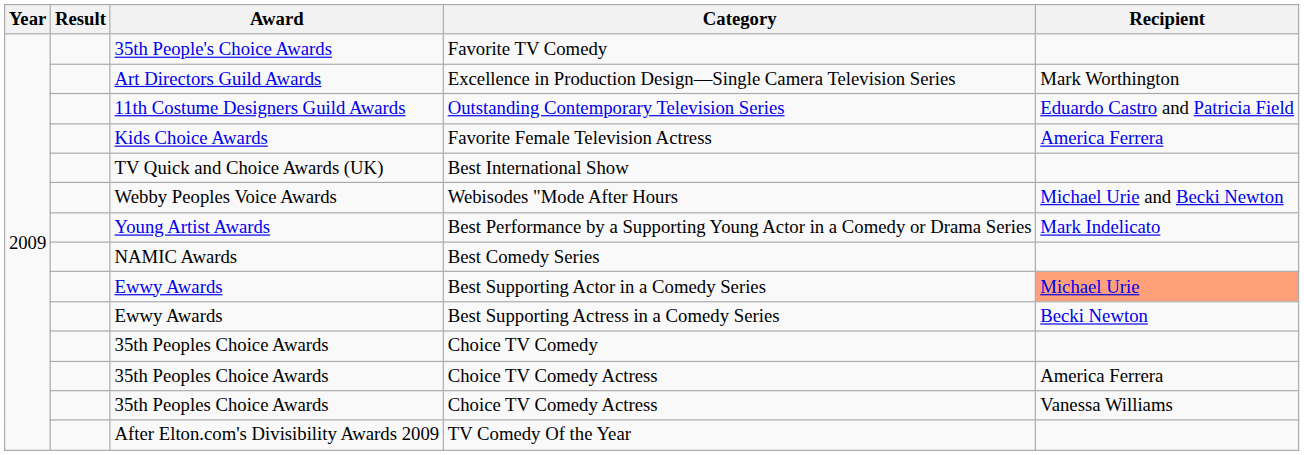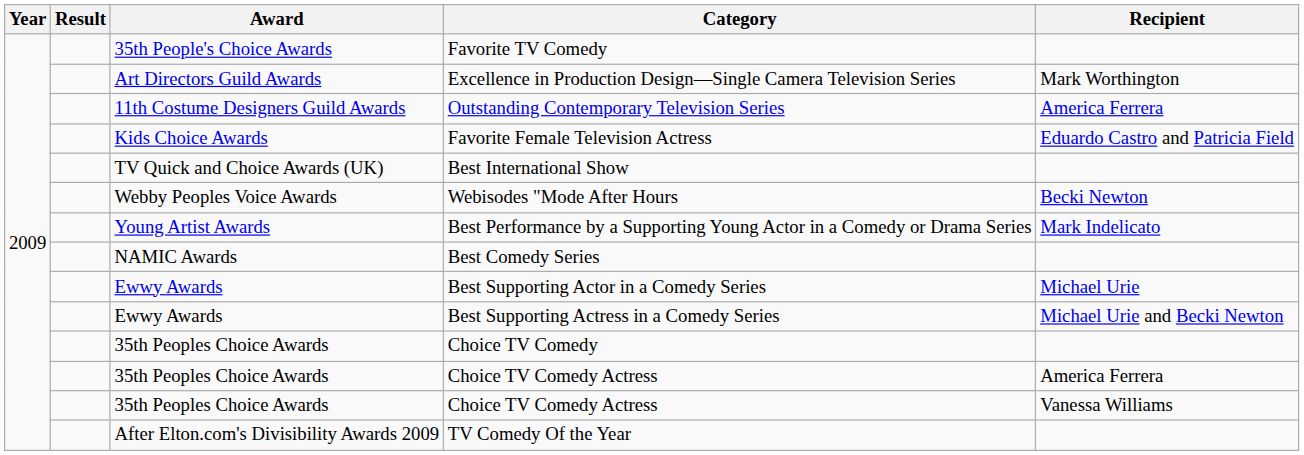(1167, 108) Eduardo Castro and Patricia Field -> (1102, 108) America Ferrera
(1102, 138) America Ferrera -> (1167, 138) Eduardo Castro and Patricia Field
(1162, 197) Michael Urie and Becki Newton -> (1094, 197) Becki Newton
(1090, 286) lightsalmon background -> (1090, 286) no background
(1094, 316) Becki Newton -> (1162, 316) Michael Urie and Becki Newton
